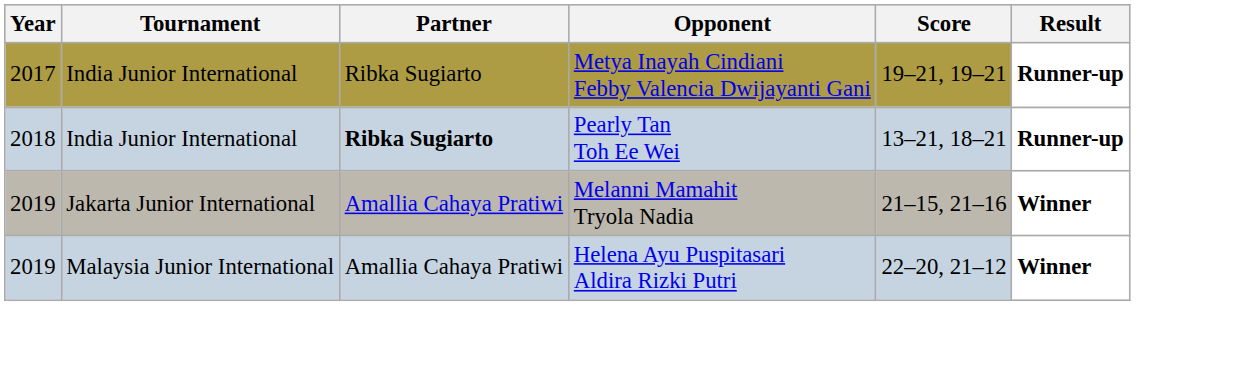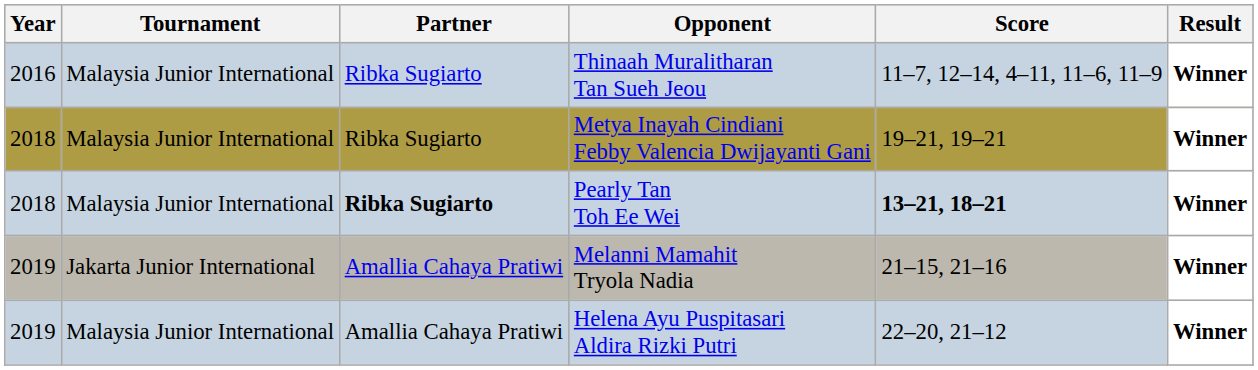+ row: (673, 74)
(33, 74) 2017 -> (33, 138) 2018
(182, 74) India Junior International -> (200, 138) Malaysia Junior International
(1070, 74) Runner-up -> (1210, 138) Winner
(182, 138) India Junior International -> (200, 203) Malaysia Junior International
(944, 138) normal -> (944, 203) bold
(1070, 138) Runner-up -> (1210, 203) Winner
